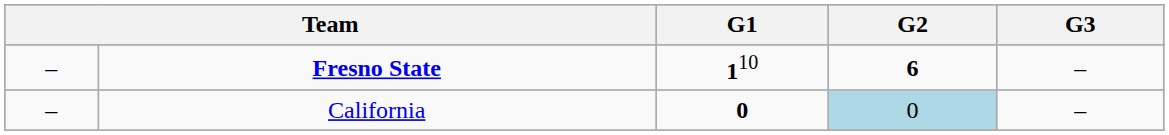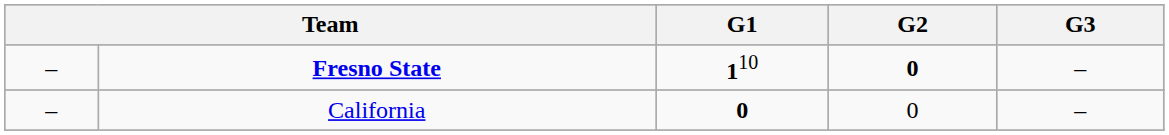(913, 67) 6 -> (913, 67) 0
(913, 110) lightblue background -> (913, 110) no background
